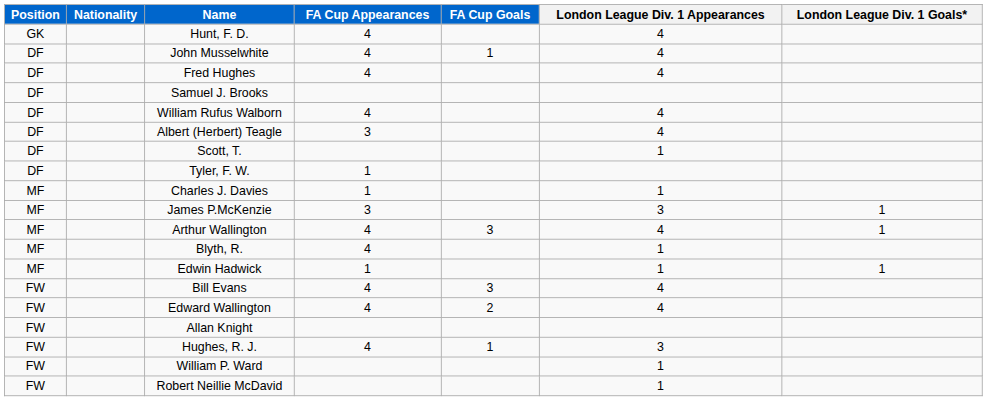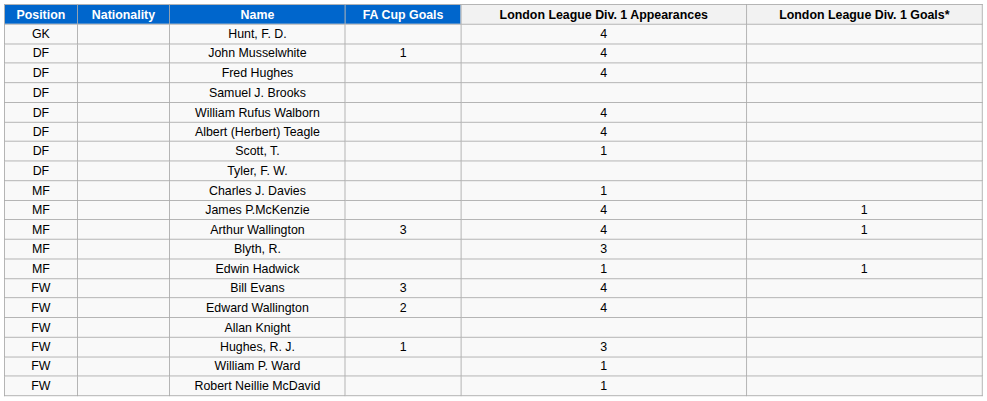- column: (368, 15)
(661, 210) 3 -> (604, 210) 4
(661, 249) 1 -> (604, 249) 3
